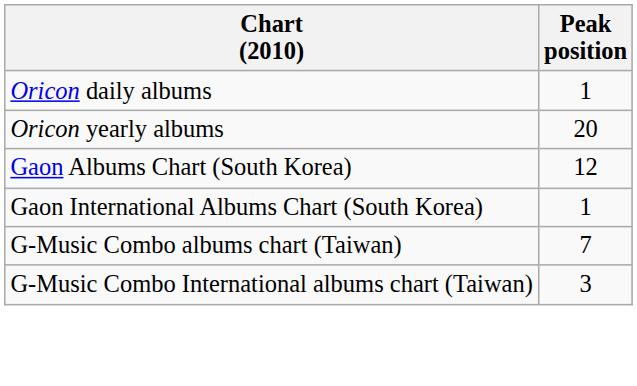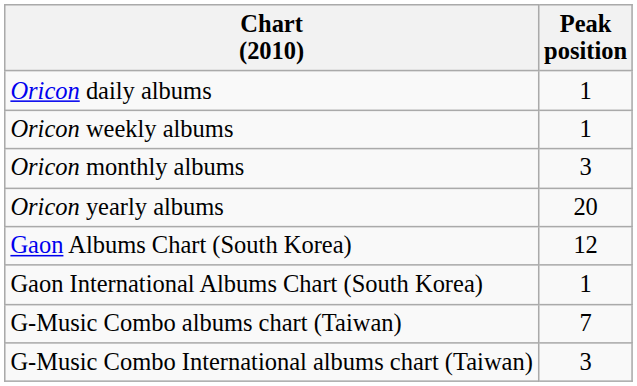+ row: (122, 129)
+ row: (127, 167)
